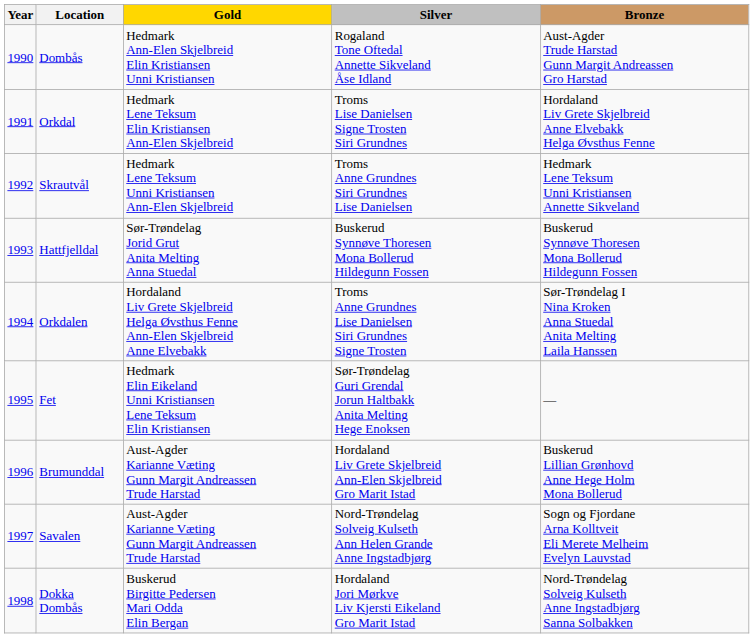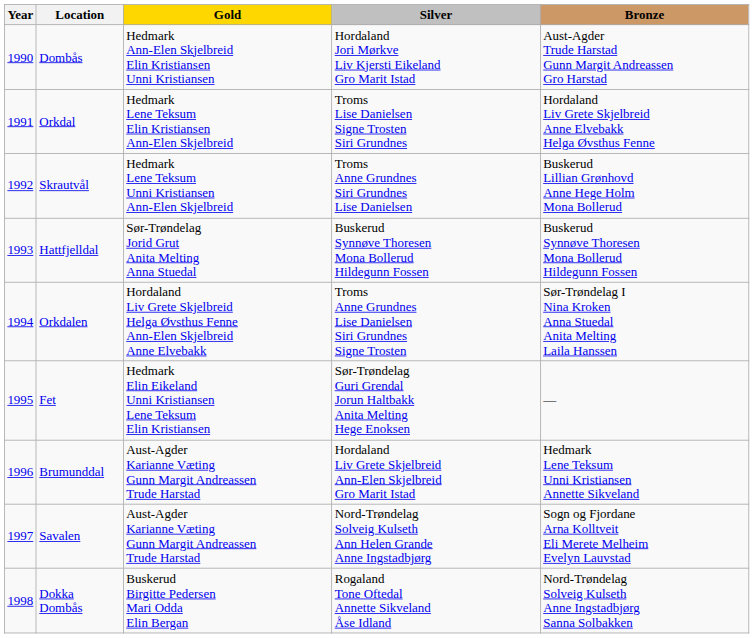(383, 57) Rogaland Tone Oftedal Annette Sikveland Åse Idland -> (388, 57) Hordaland Jori Mørkve Liv Kjersti Eikeland Gro Marit Istad
(591, 185) Hedmark Lene Teksum Unni Kristiansen Annette Sikveland -> (589, 185) Buskerud Lillian Grønhovd Anne Hege Holm Mona Bollerud
(589, 472) Buskerud Lillian Grønhovd Anne Hege Holm Mona Bollerud -> (591, 472) Hedmark Lene Teksum Unni Kristiansen Annette Sikveland
(388, 600) Hordaland Jori Mørkve Liv Kjersti Eikeland Gro Marit Istad -> (383, 600) Rogaland Tone Oftedal Annette Sikveland Åse Idland
